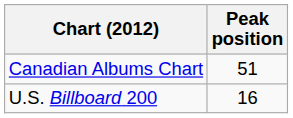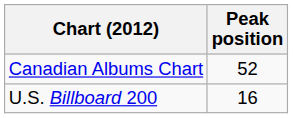(247, 68) 51 -> (247, 68) 52
